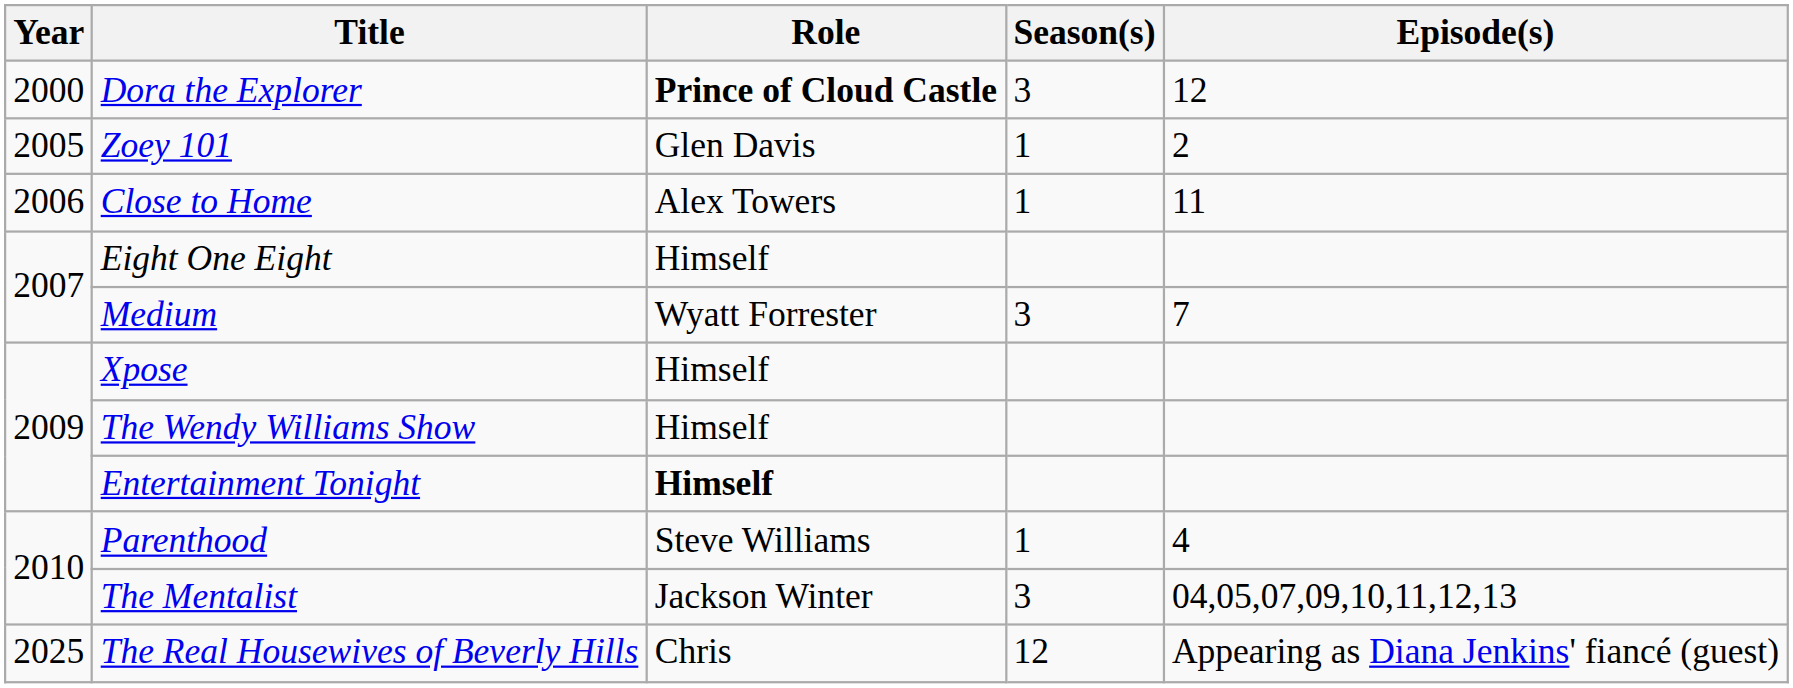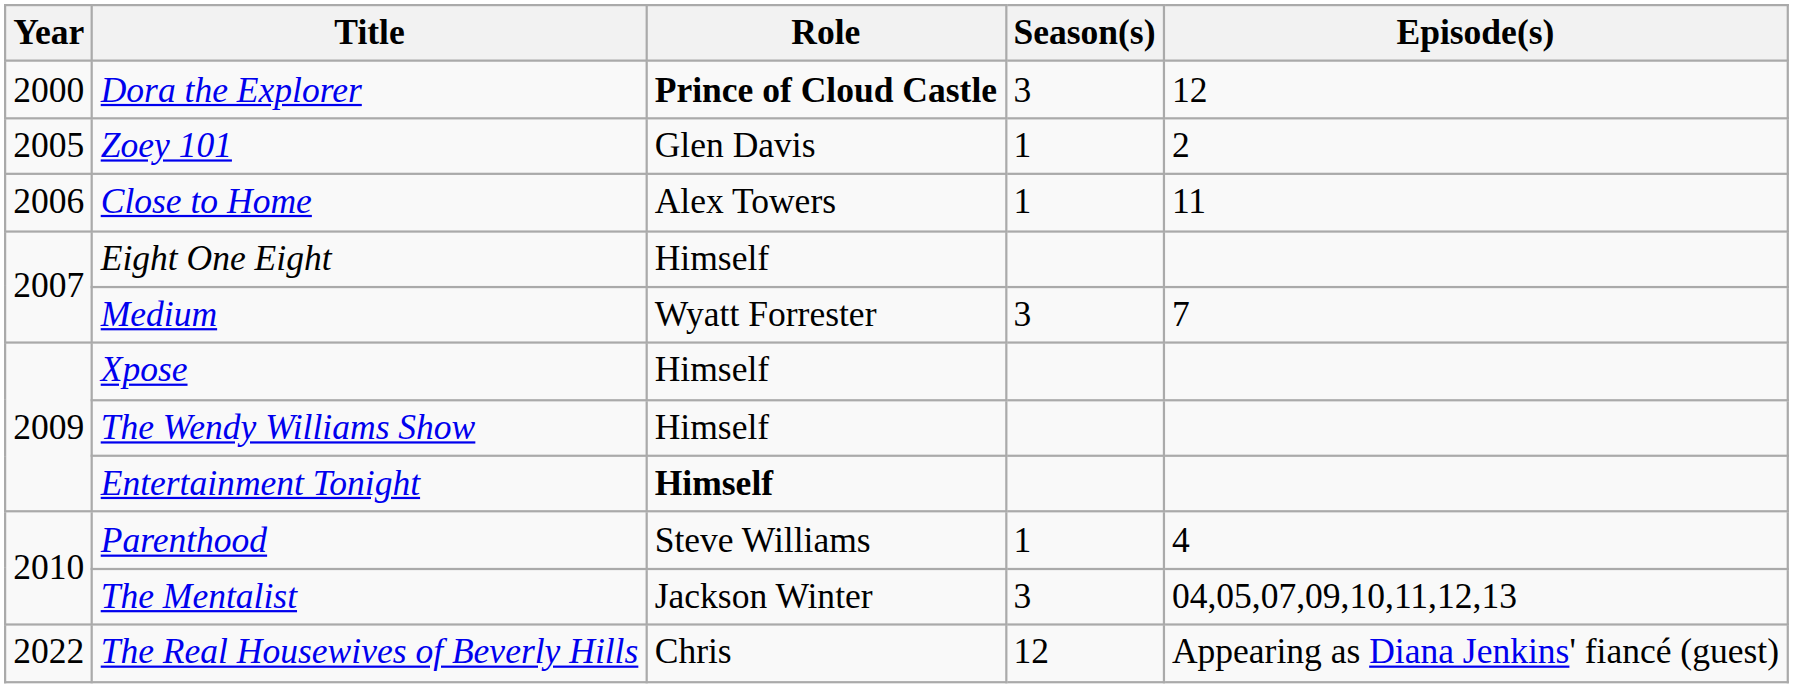(49, 652) 2025 -> (49, 652) 2022
